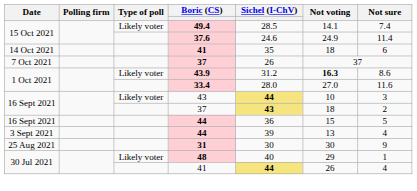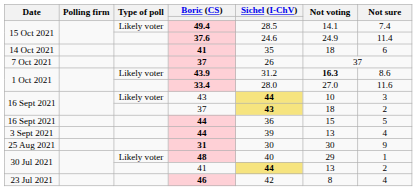(330, 168) 26 -> (330, 168) 13
(385, 168) 4 -> (385, 168) 2
+ row: (32, 180)
